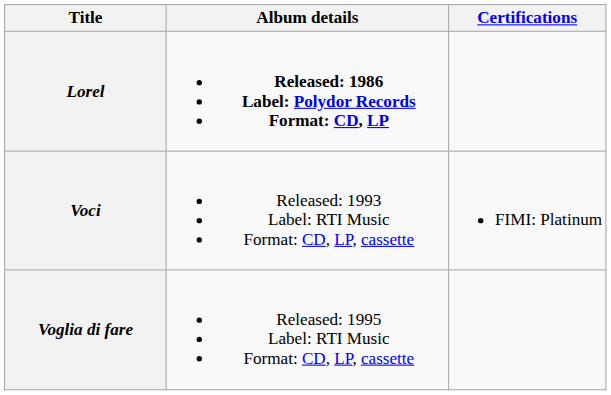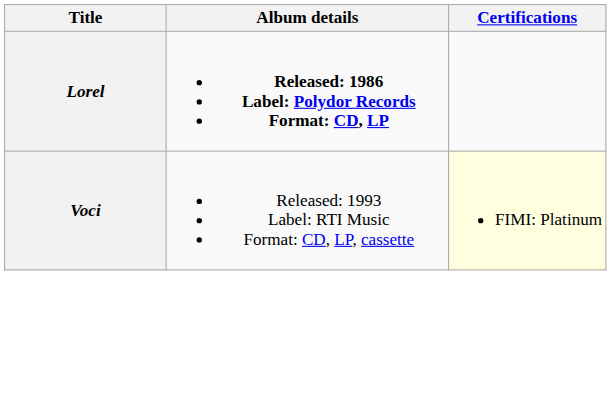(527, 220) no background -> (527, 220) lightyellow background
- row: (86, 329)
